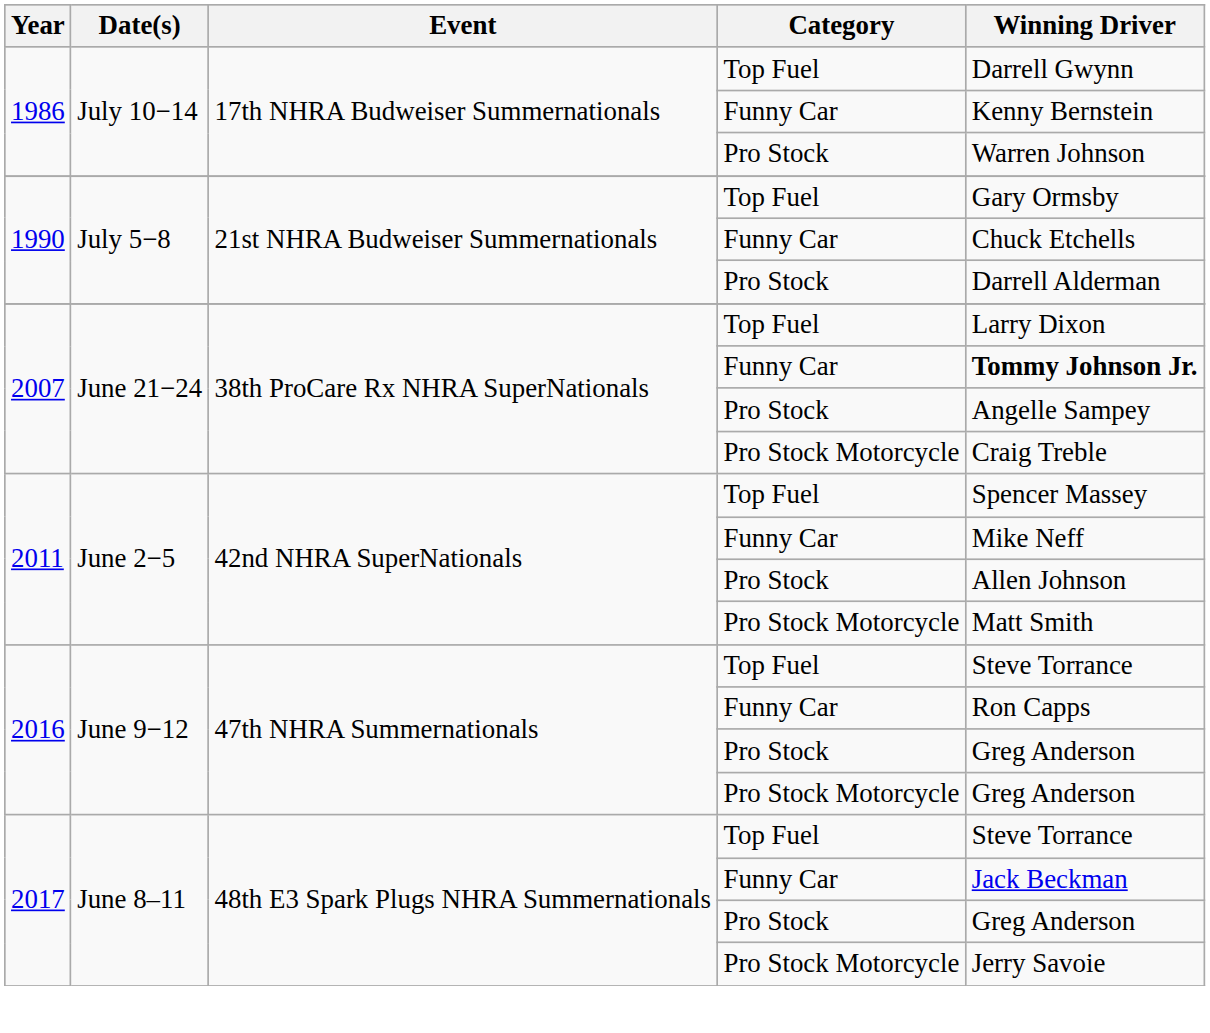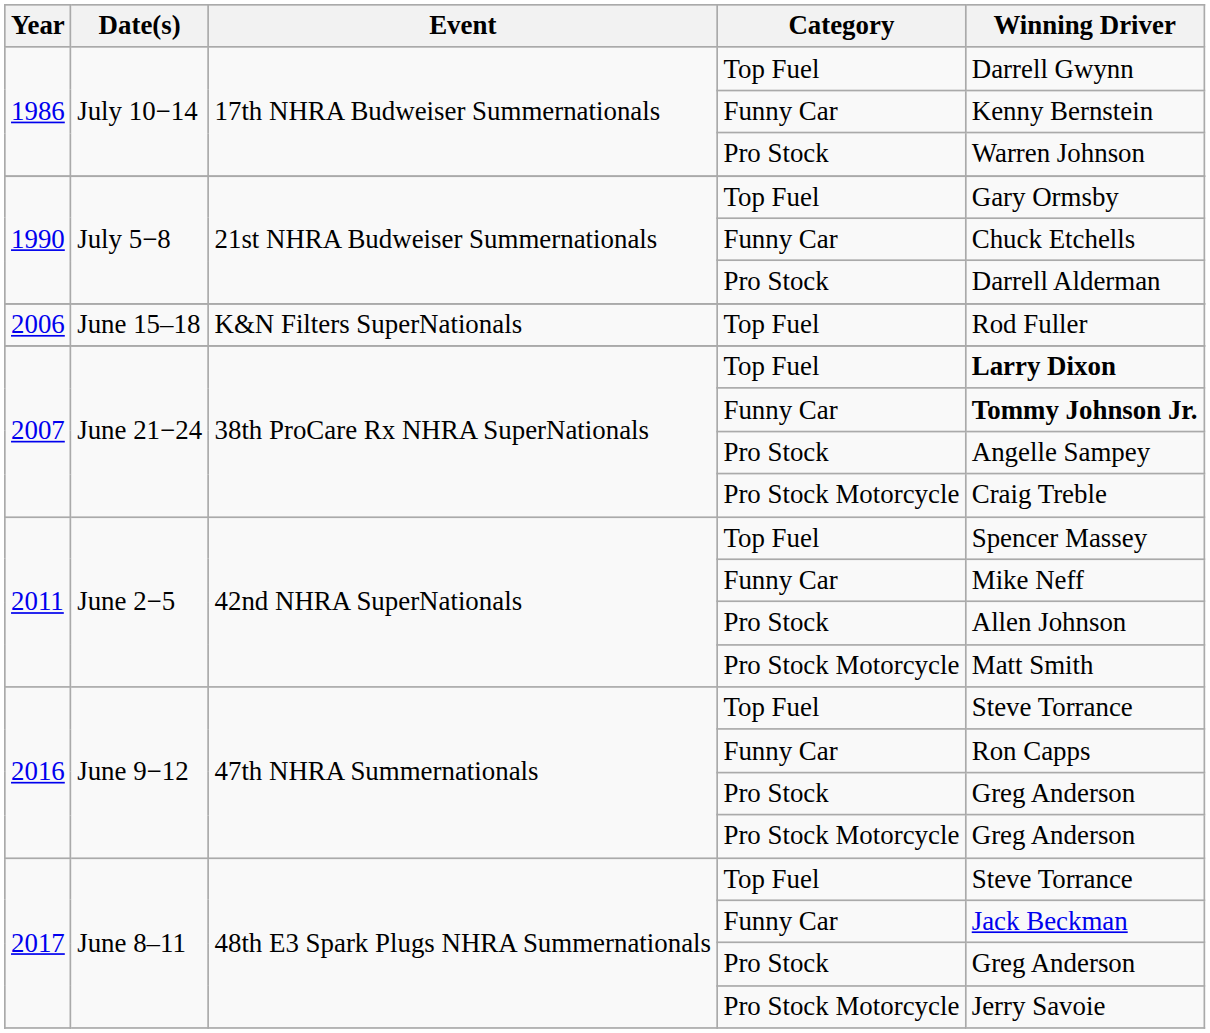+ row: (38, 324)
(1039, 324) normal -> (1044, 366) bold
